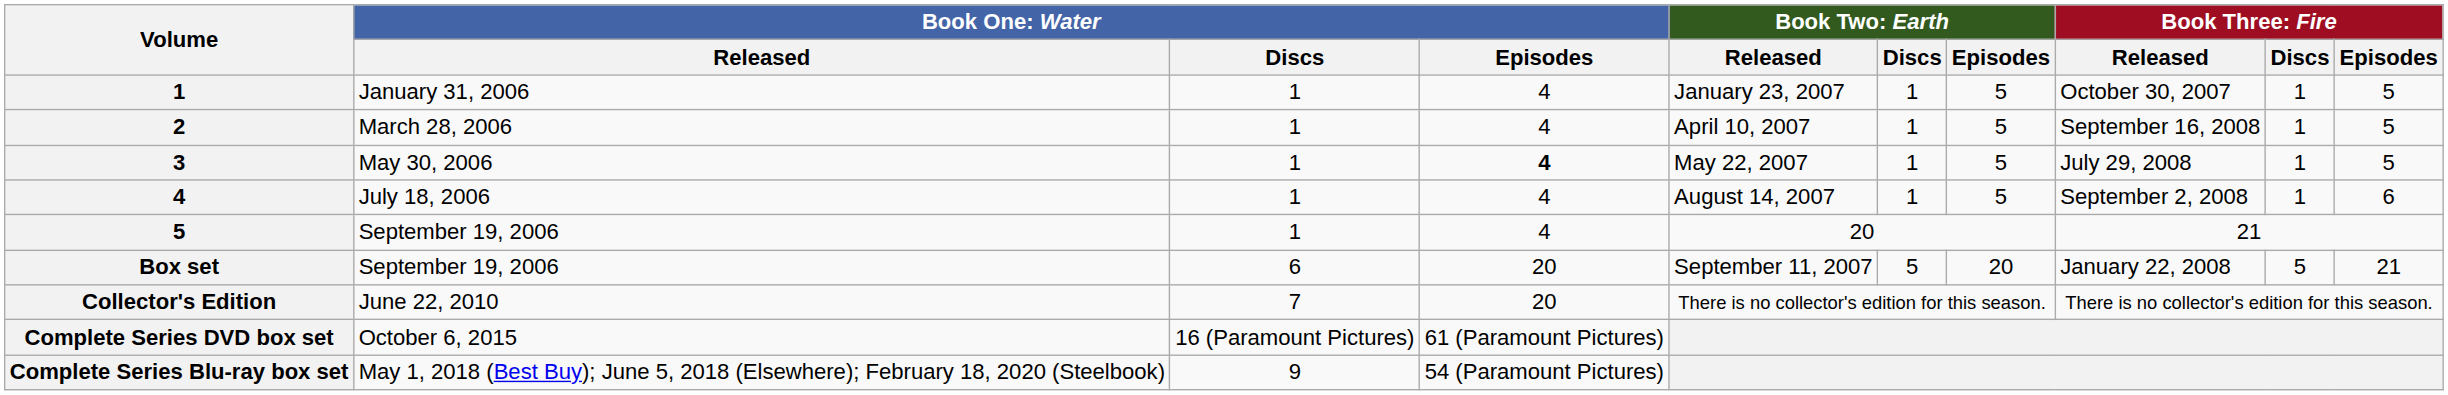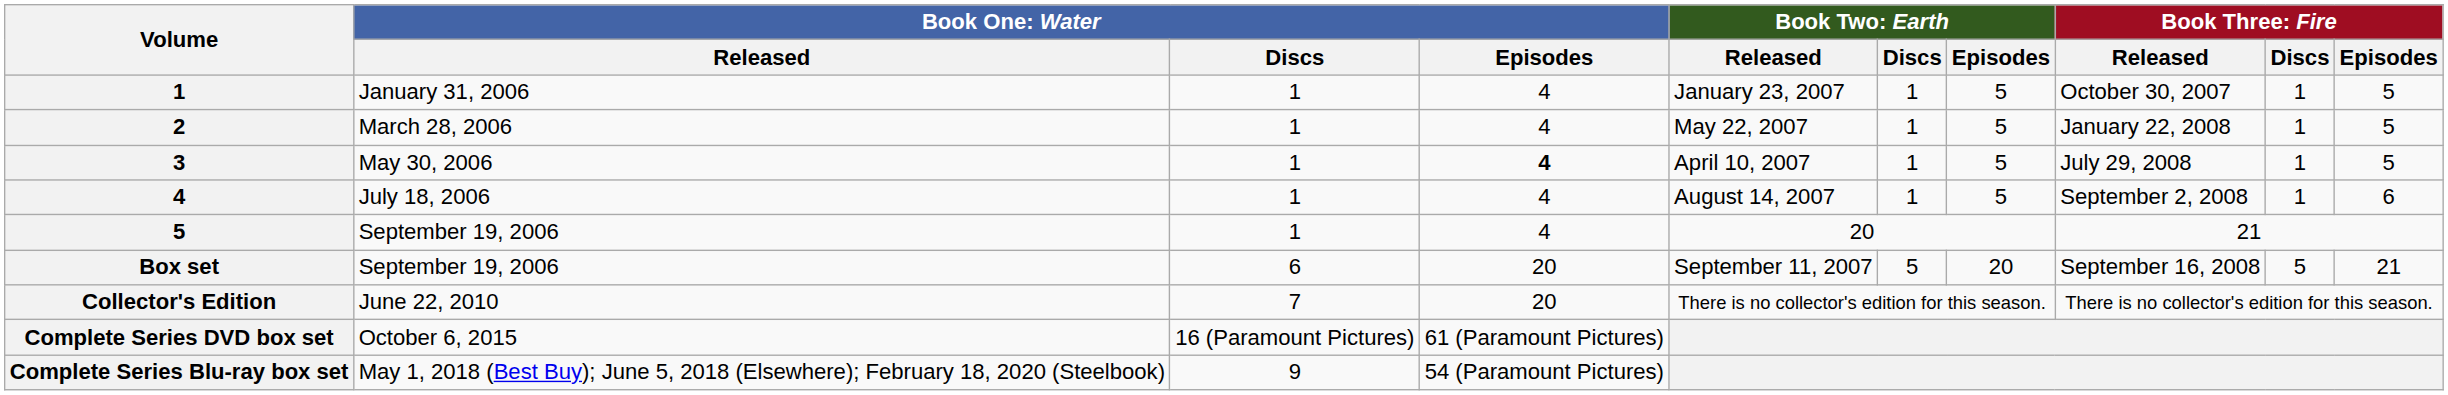(1742, 127) April 10, 2007 -> (1741, 127) May 22, 2007
(2160, 127) September 16, 2008 -> (2146, 127) January 22, 2008
(1741, 162) May 22, 2007 -> (1742, 162) April 10, 2007
(2146, 267) January 22, 2008 -> (2160, 267) September 16, 2008
